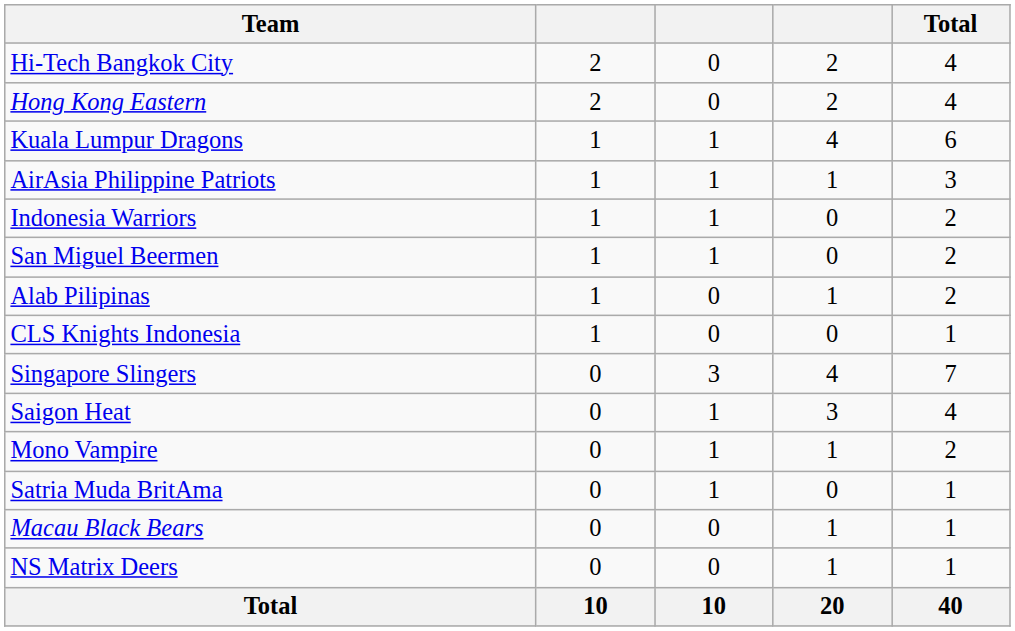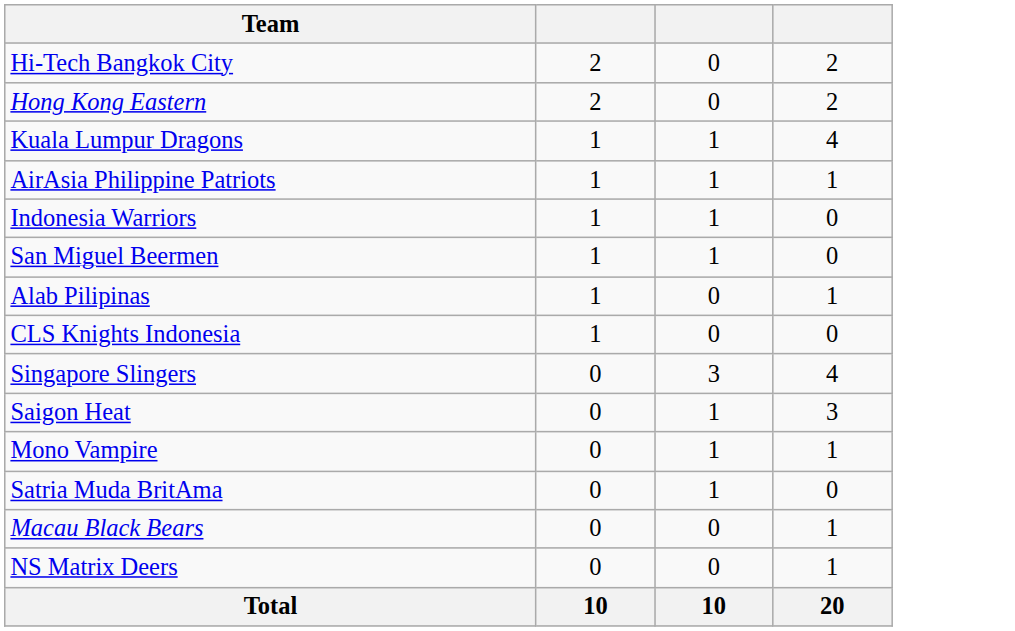- column: (951, 23)
